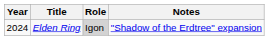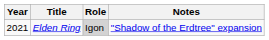(17, 27) 2024 -> (17, 27) 2021
